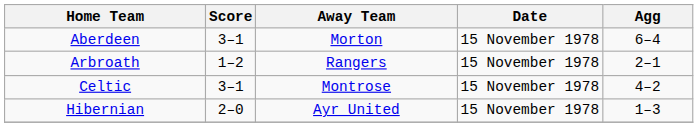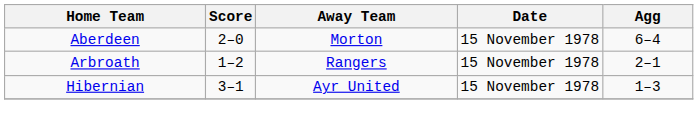(231, 40) 3–1 -> (231, 40) 2–0
- row: (105, 87)
(231, 110) 2–0 -> (231, 87) 3–1
